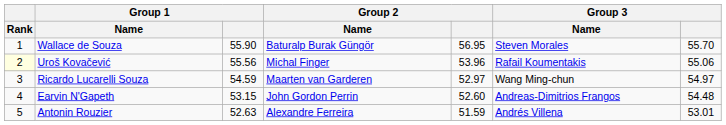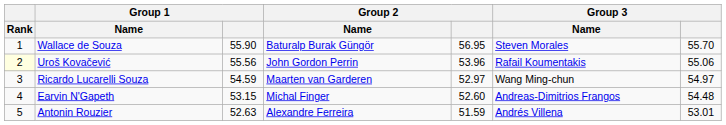(298, 63) Michal Finger -> (312, 63) John Gordon Perrin
(312, 96) John Gordon Perrin -> (298, 96) Michal Finger
